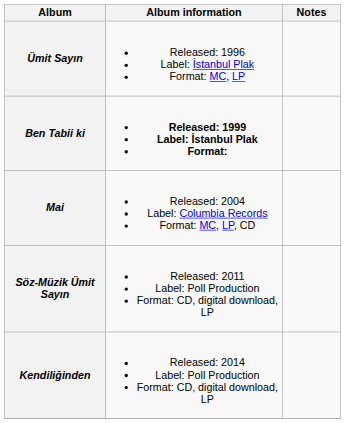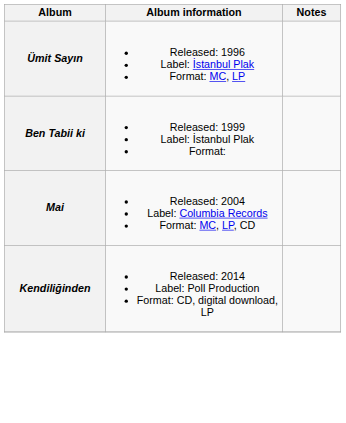(194, 139) bold -> (194, 139) normal
- row: (55, 288)
